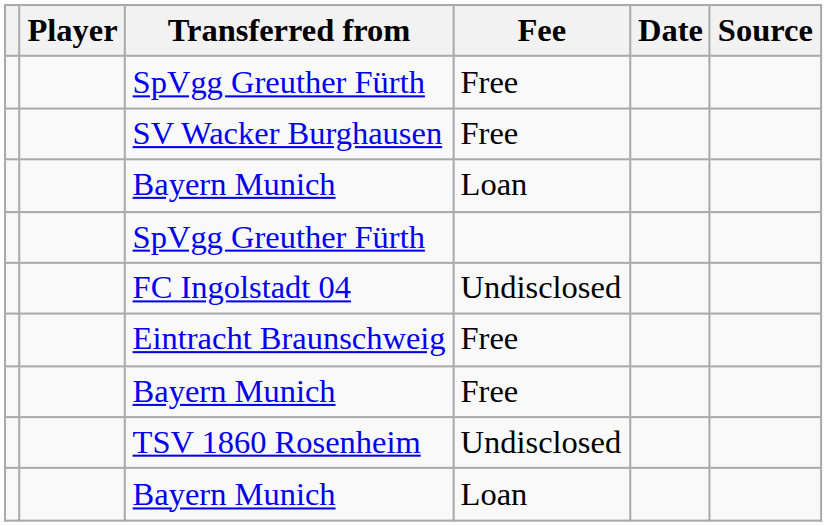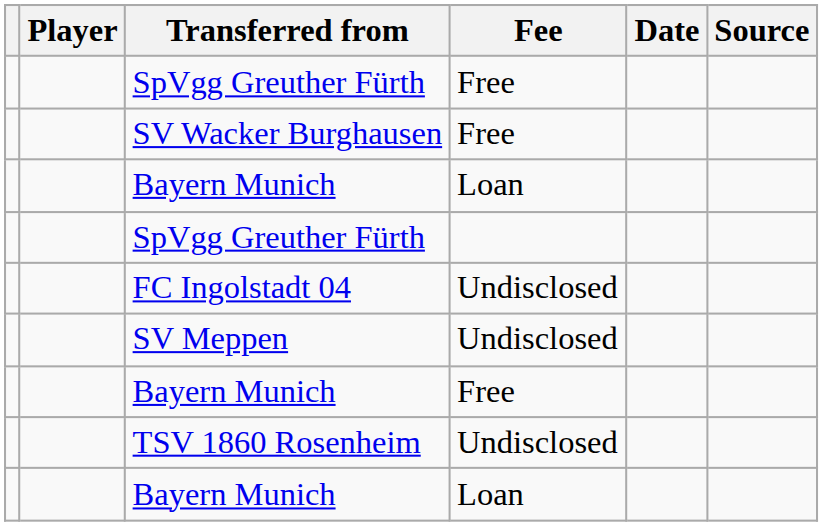+ row: (210, 339)
- row: (289, 339)
